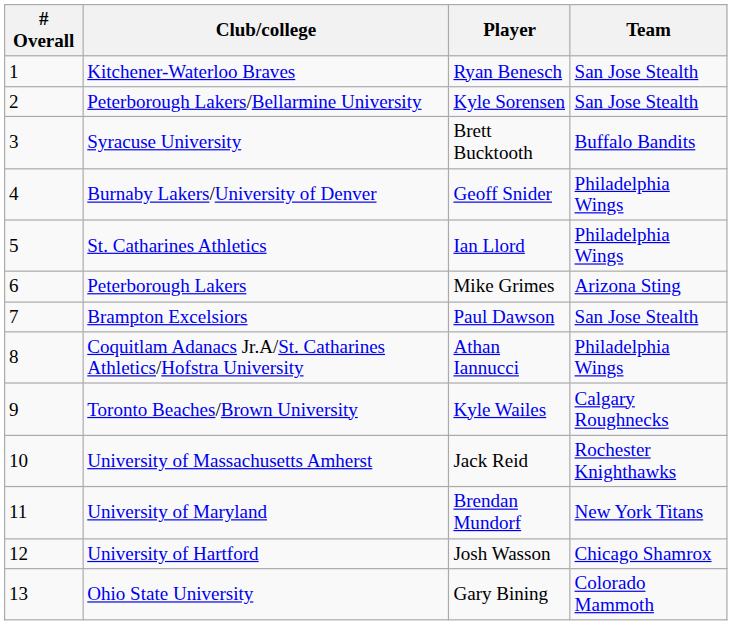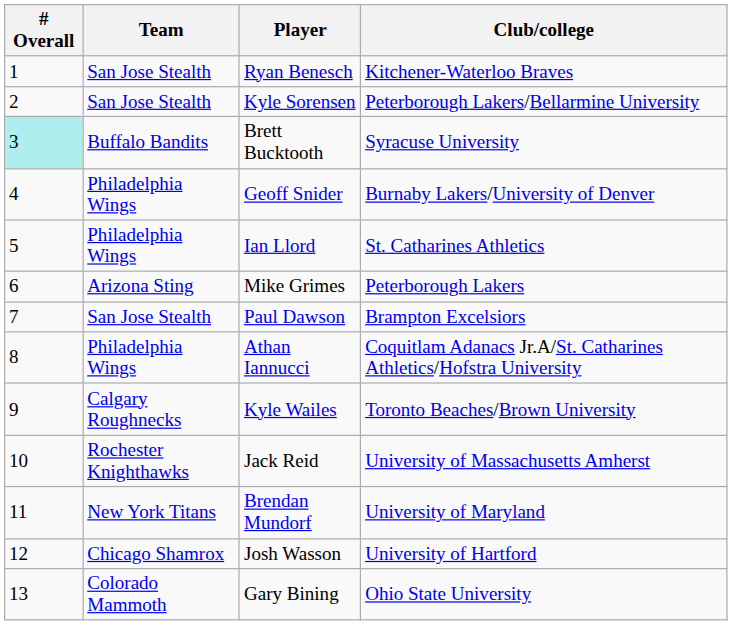columns swapped: (649, 30) <-> (266, 30)
(14, 142) no background -> (14, 142) paleturquoise background
